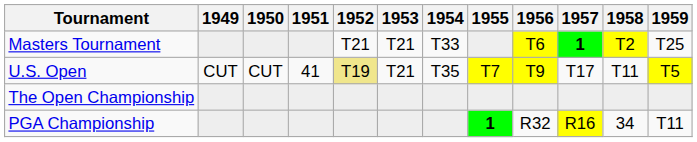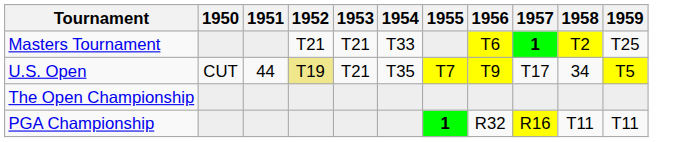- column: (221, 18)
(310, 71) 41 -> (265, 71) 44
(625, 71) T11 -> (580, 71) 34
(625, 124) 34 -> (580, 124) T11
